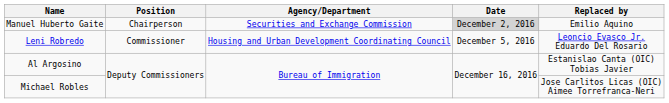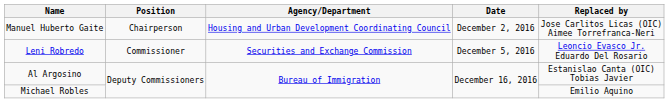(329, 24) Securities and Exchange Commission -> (329, 29) Housing and Urban Development Coordinating Council
(496, 24) lightgrey background -> (496, 29) no background
(601, 24) Emilio Aquino -> (601, 29) Jose Carlitos Licas (OIC) Aimee Torrefranca-Neri
(329, 42) Housing and Urban Development Coordinating Council -> (329, 51) Securities and Exchange Commission
(601, 87) Jose Carlitos Licas (OIC) Aimee Torrefranca-Neri -> (601, 91) Emilio Aquino
